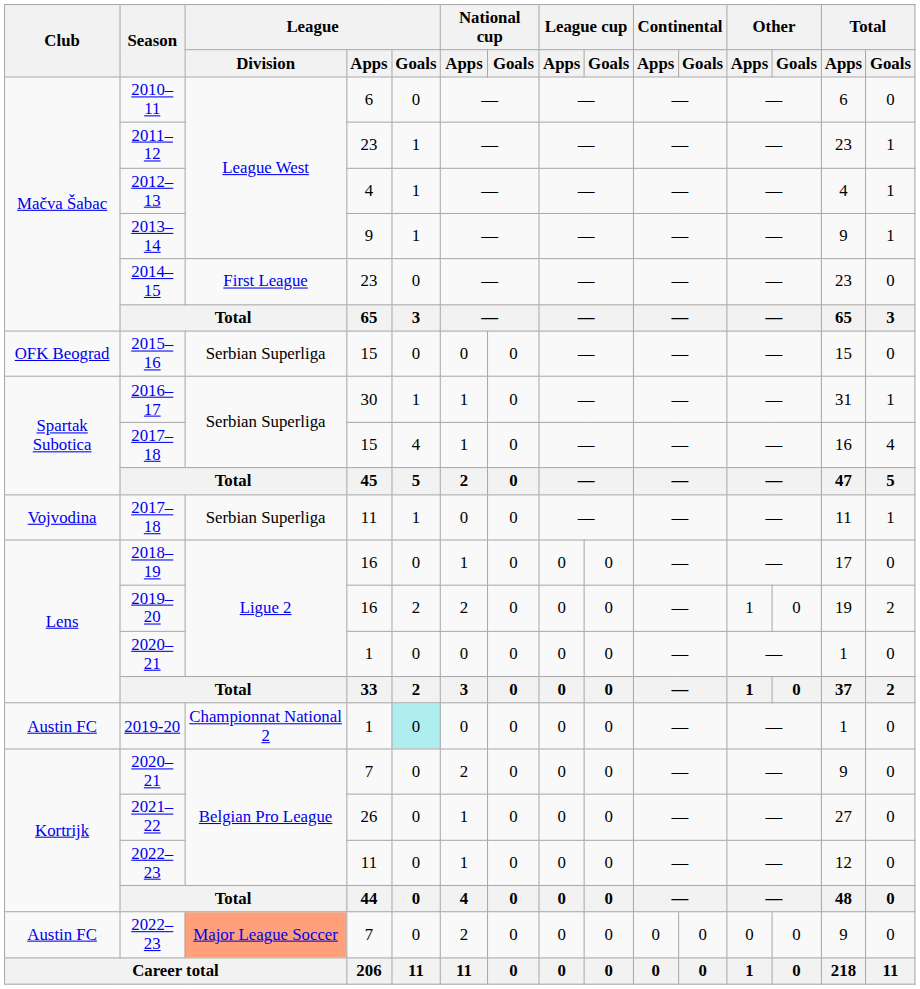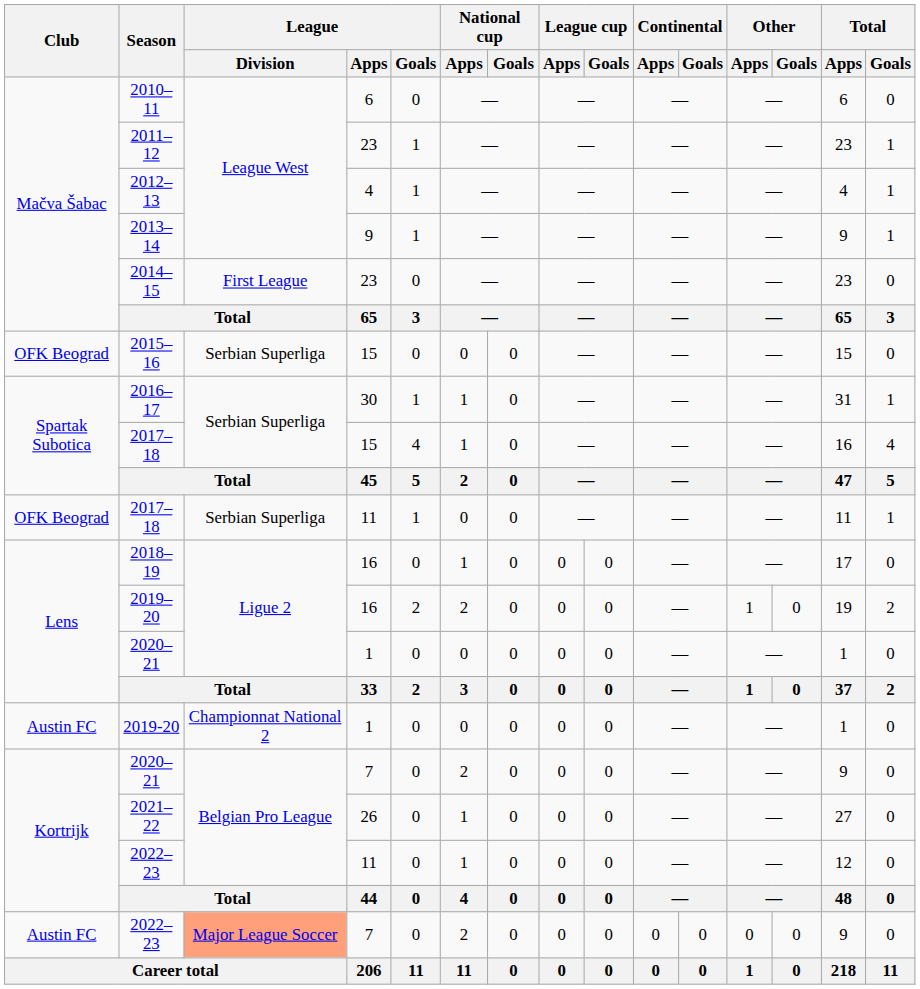(62, 517) Vojvodina -> (62, 517) OFK Beograd
(416, 725) paleturquoise background -> (416, 725) no background
